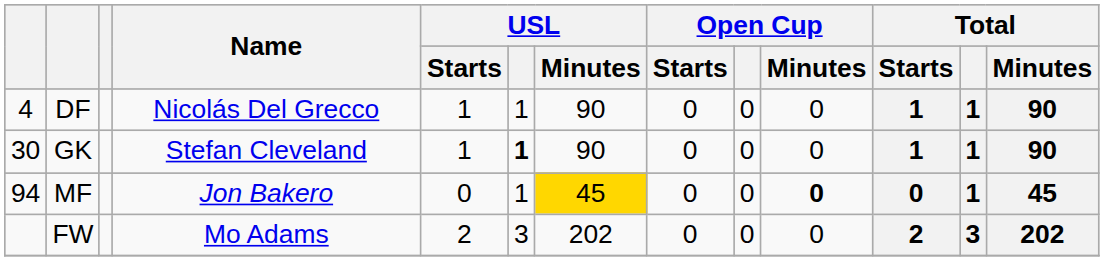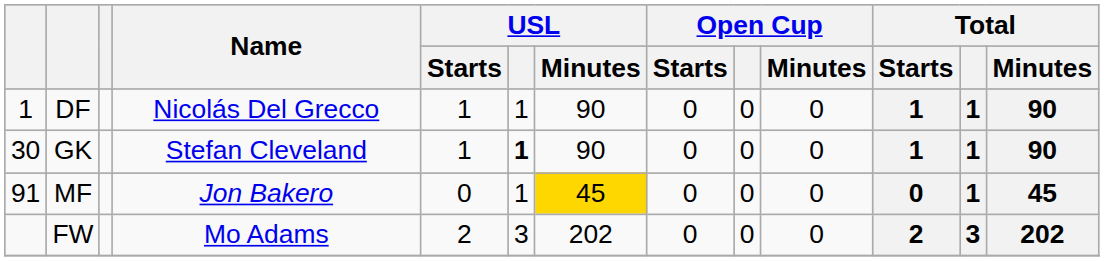(26, 109) 4 -> (26, 109) 1
(26, 192) 94 -> (26, 192) 91
(817, 192) bold -> (817, 192) normal
